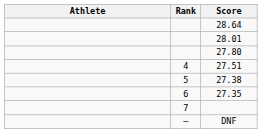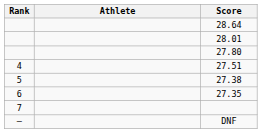columns swapped: (186, 11) <-> (88, 11)
